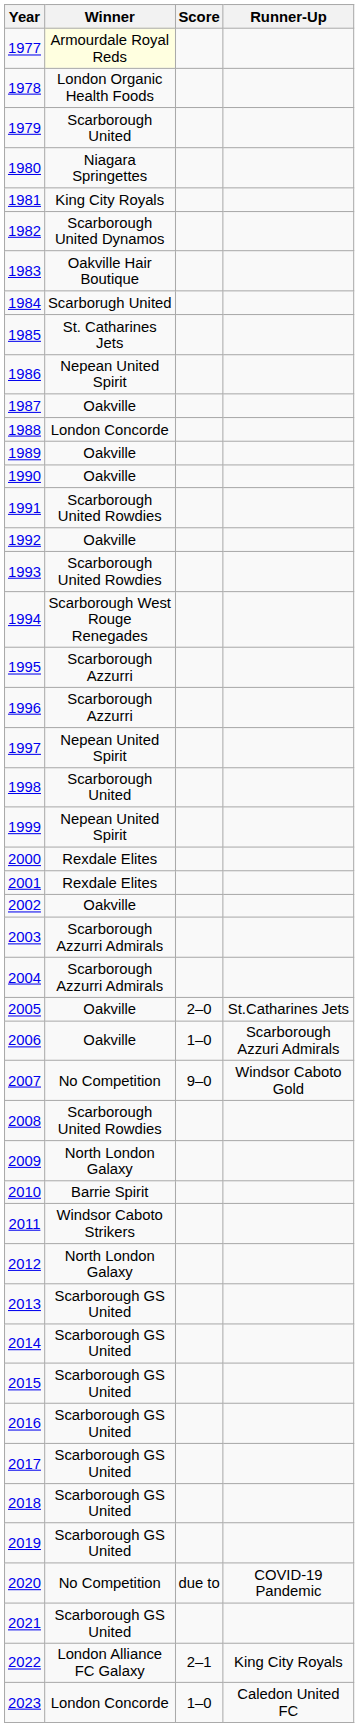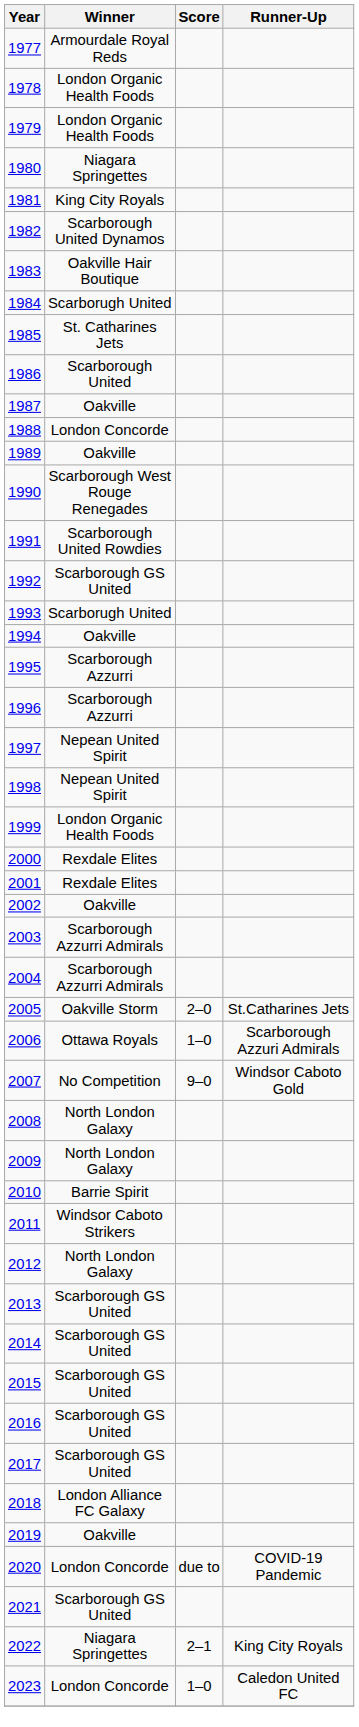(110, 48) lightyellow background -> (110, 48) no background
(110, 128) Scarborough United -> (110, 128) London Organic Health Foods
(110, 375) Nepean United Spirit -> (110, 375) Scarborough United
(110, 477) Oakville -> (110, 493) Scarborough West Rouge Renegades
(110, 540) Oakville -> (110, 581) Scarborough GS United
(110, 572) Scarborough United Rowdies -> (110, 613) Scarborugh United
(110, 620) Scarborough West Rouge Renegades -> (110, 636) Oakville
(110, 788) Scarborough United -> (110, 788) Nepean United Spirit
(110, 827) Nepean United Spirit -> (110, 827) London Organic Health Foods
(110, 1009) Oakville -> (110, 1009) Oakville Storm
(110, 1041) Oakville -> (110, 1041) Ottawa Royals
(110, 1121) Scarborough United Rowdies -> (110, 1121) North London Galaxy
(110, 1503) Scarborough GS United -> (110, 1503) London Alliance FC Galaxy
(110, 1543) Scarborough GS United -> (110, 1535) Oakville
(110, 1583) No Competition -> (110, 1567) London Concorde
(110, 1663) London Alliance FC Galaxy -> (110, 1647) Niagara Springettes
